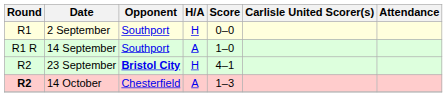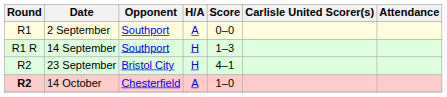(195, 30) H -> (195, 30) A
(195, 48) A -> (195, 48) H
(225, 48) 1–0 -> (225, 48) 1–3
(151, 65) bold -> (148, 65) normal
(225, 83) 1–3 -> (225, 83) 1–0
